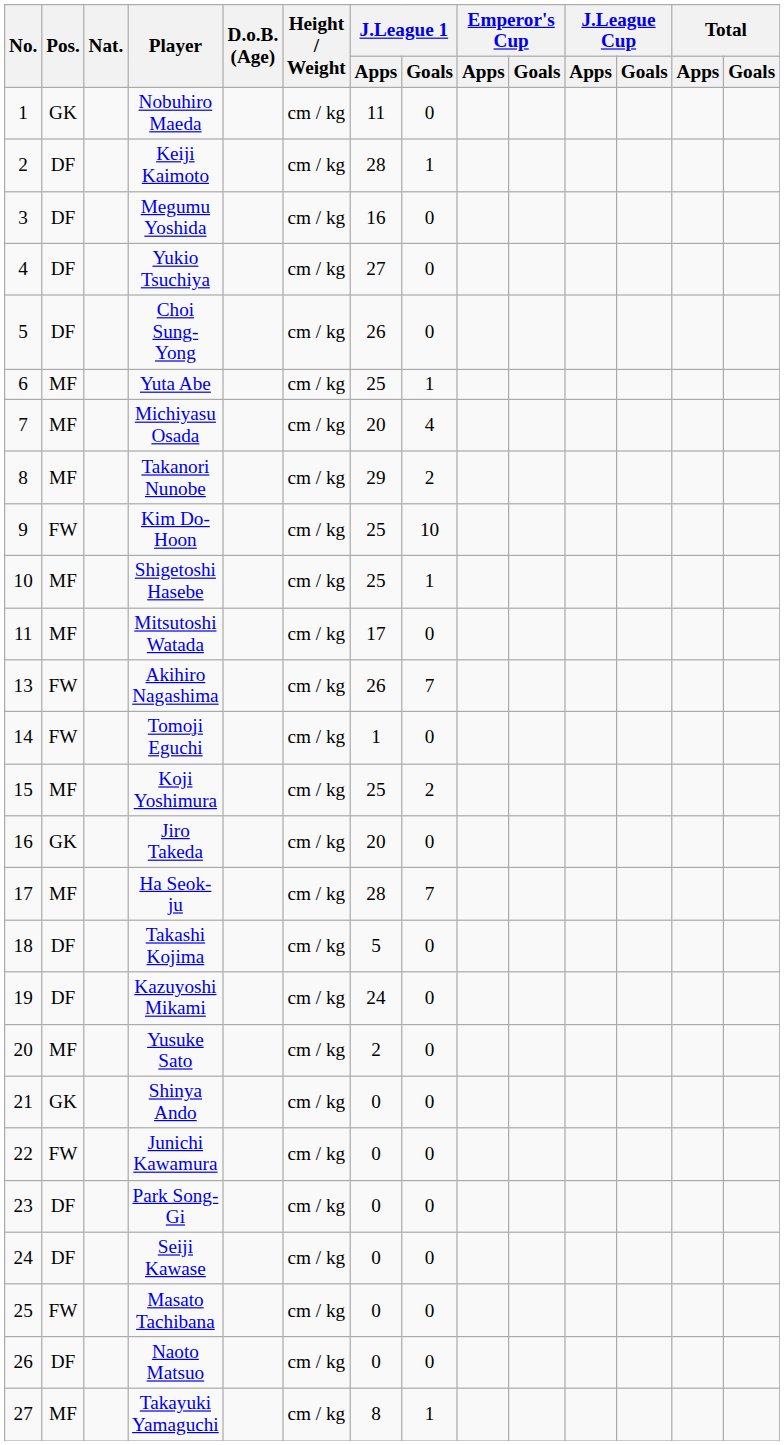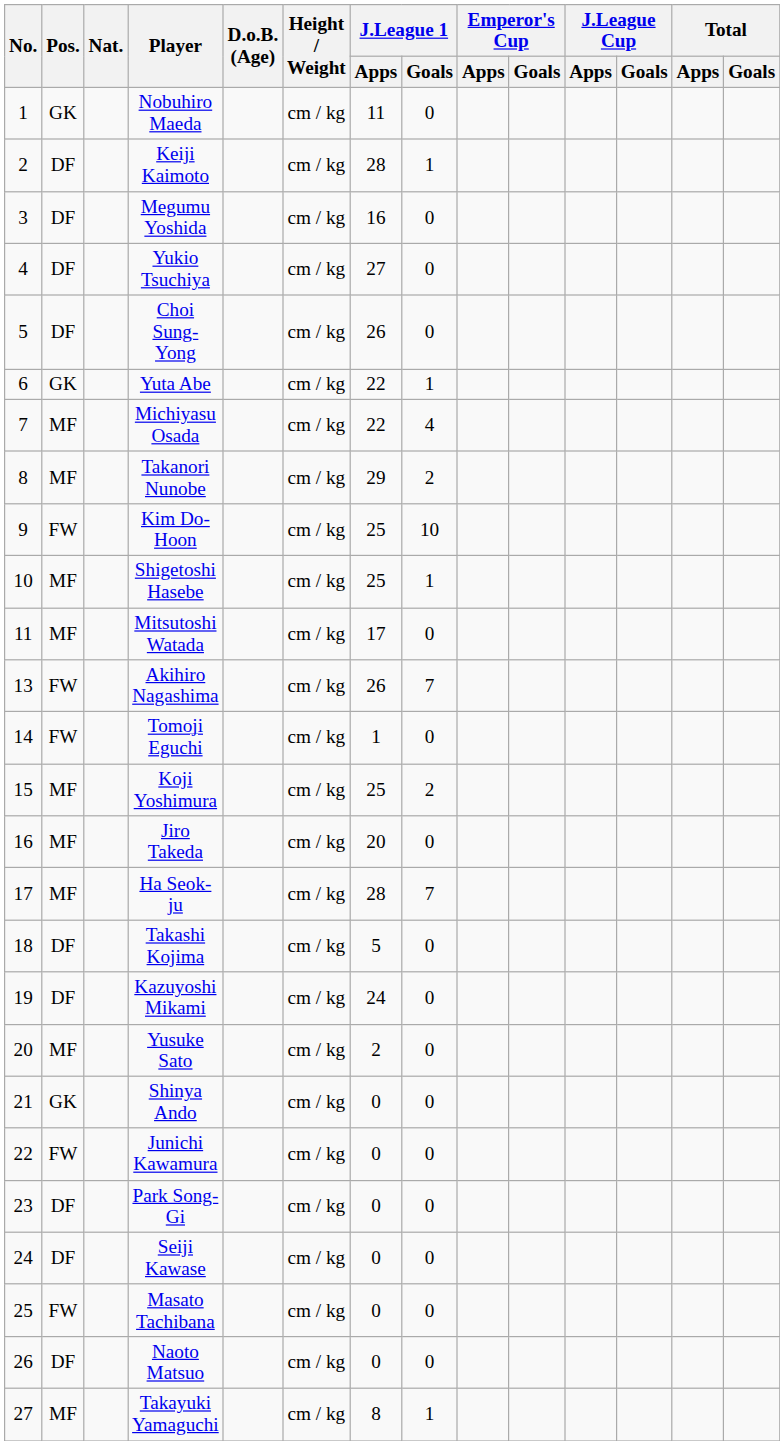(63, 384) MF -> (63, 384) GK
(376, 384) 25 -> (376, 384) 22
(376, 425) 20 -> (376, 425) 22
(63, 841) GK -> (63, 841) MF
